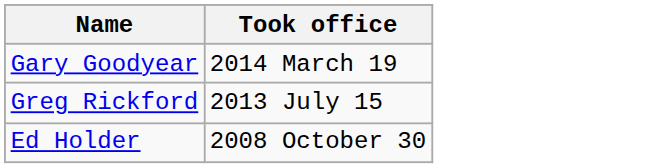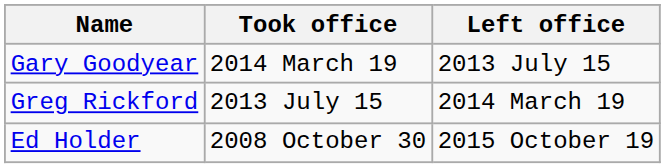+ column: (546, 25)
